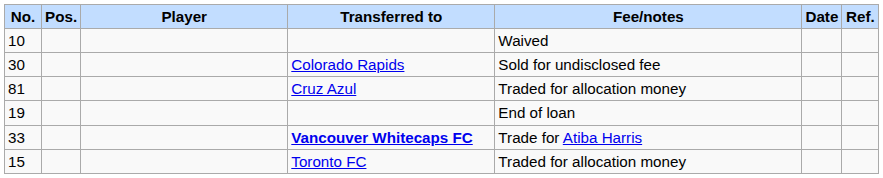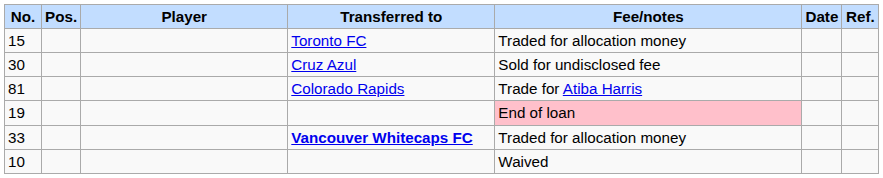rows swapped: (16, 161) <-> (16, 41)
(348, 65) Colorado Rapids -> (324, 65) Cruz Azul
(324, 89) Cruz Azul -> (348, 89) Colorado Rapids
(592, 89) Traded for allocation money -> (570, 89) Trade for Atiba Harris
(537, 113) no background -> (537, 113) pink background
(570, 137) Trade for Atiba Harris -> (592, 137) Traded for allocation money
